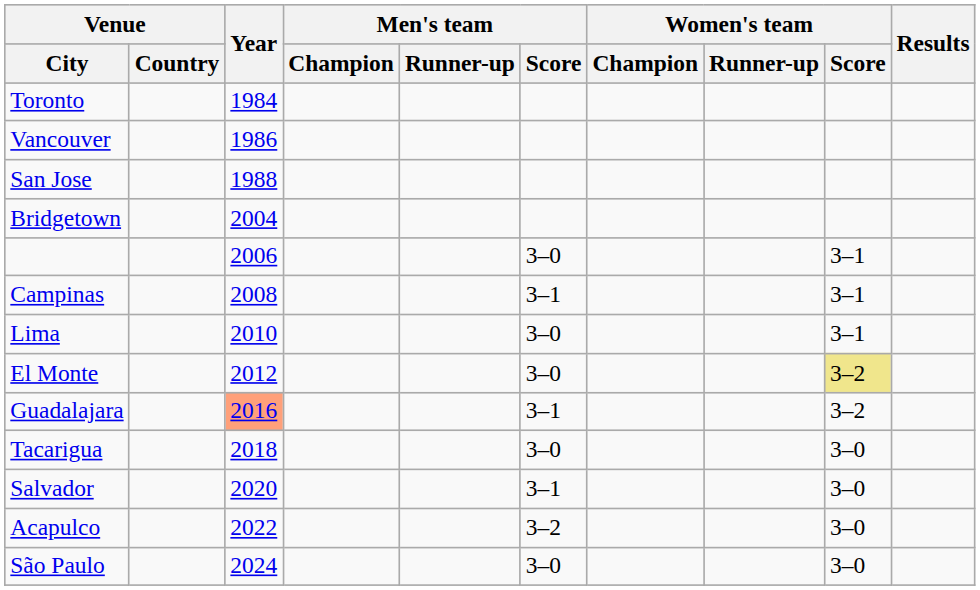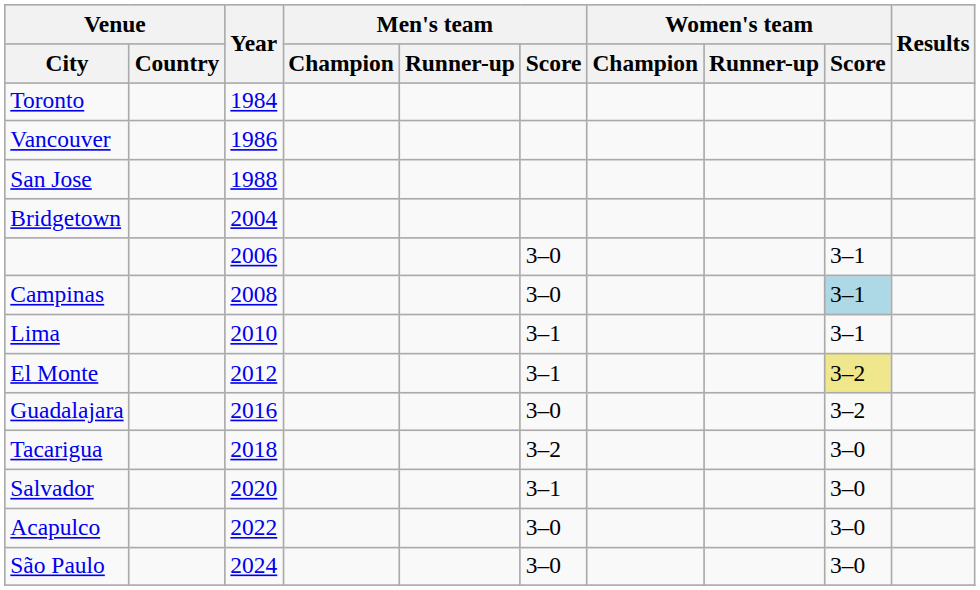(543, 295) 3–1 -> (543, 295) 3–0
(848, 295) no background -> (848, 295) lightblue background
(543, 333) 3–0 -> (543, 333) 3–1
(543, 372) 3–0 -> (543, 372) 3–1
(254, 411) lightsalmon background -> (254, 411) no background
(543, 411) 3–1 -> (543, 411) 3–0
(543, 450) 3–0 -> (543, 450) 3–2
(543, 527) 3–2 -> (543, 527) 3–0
